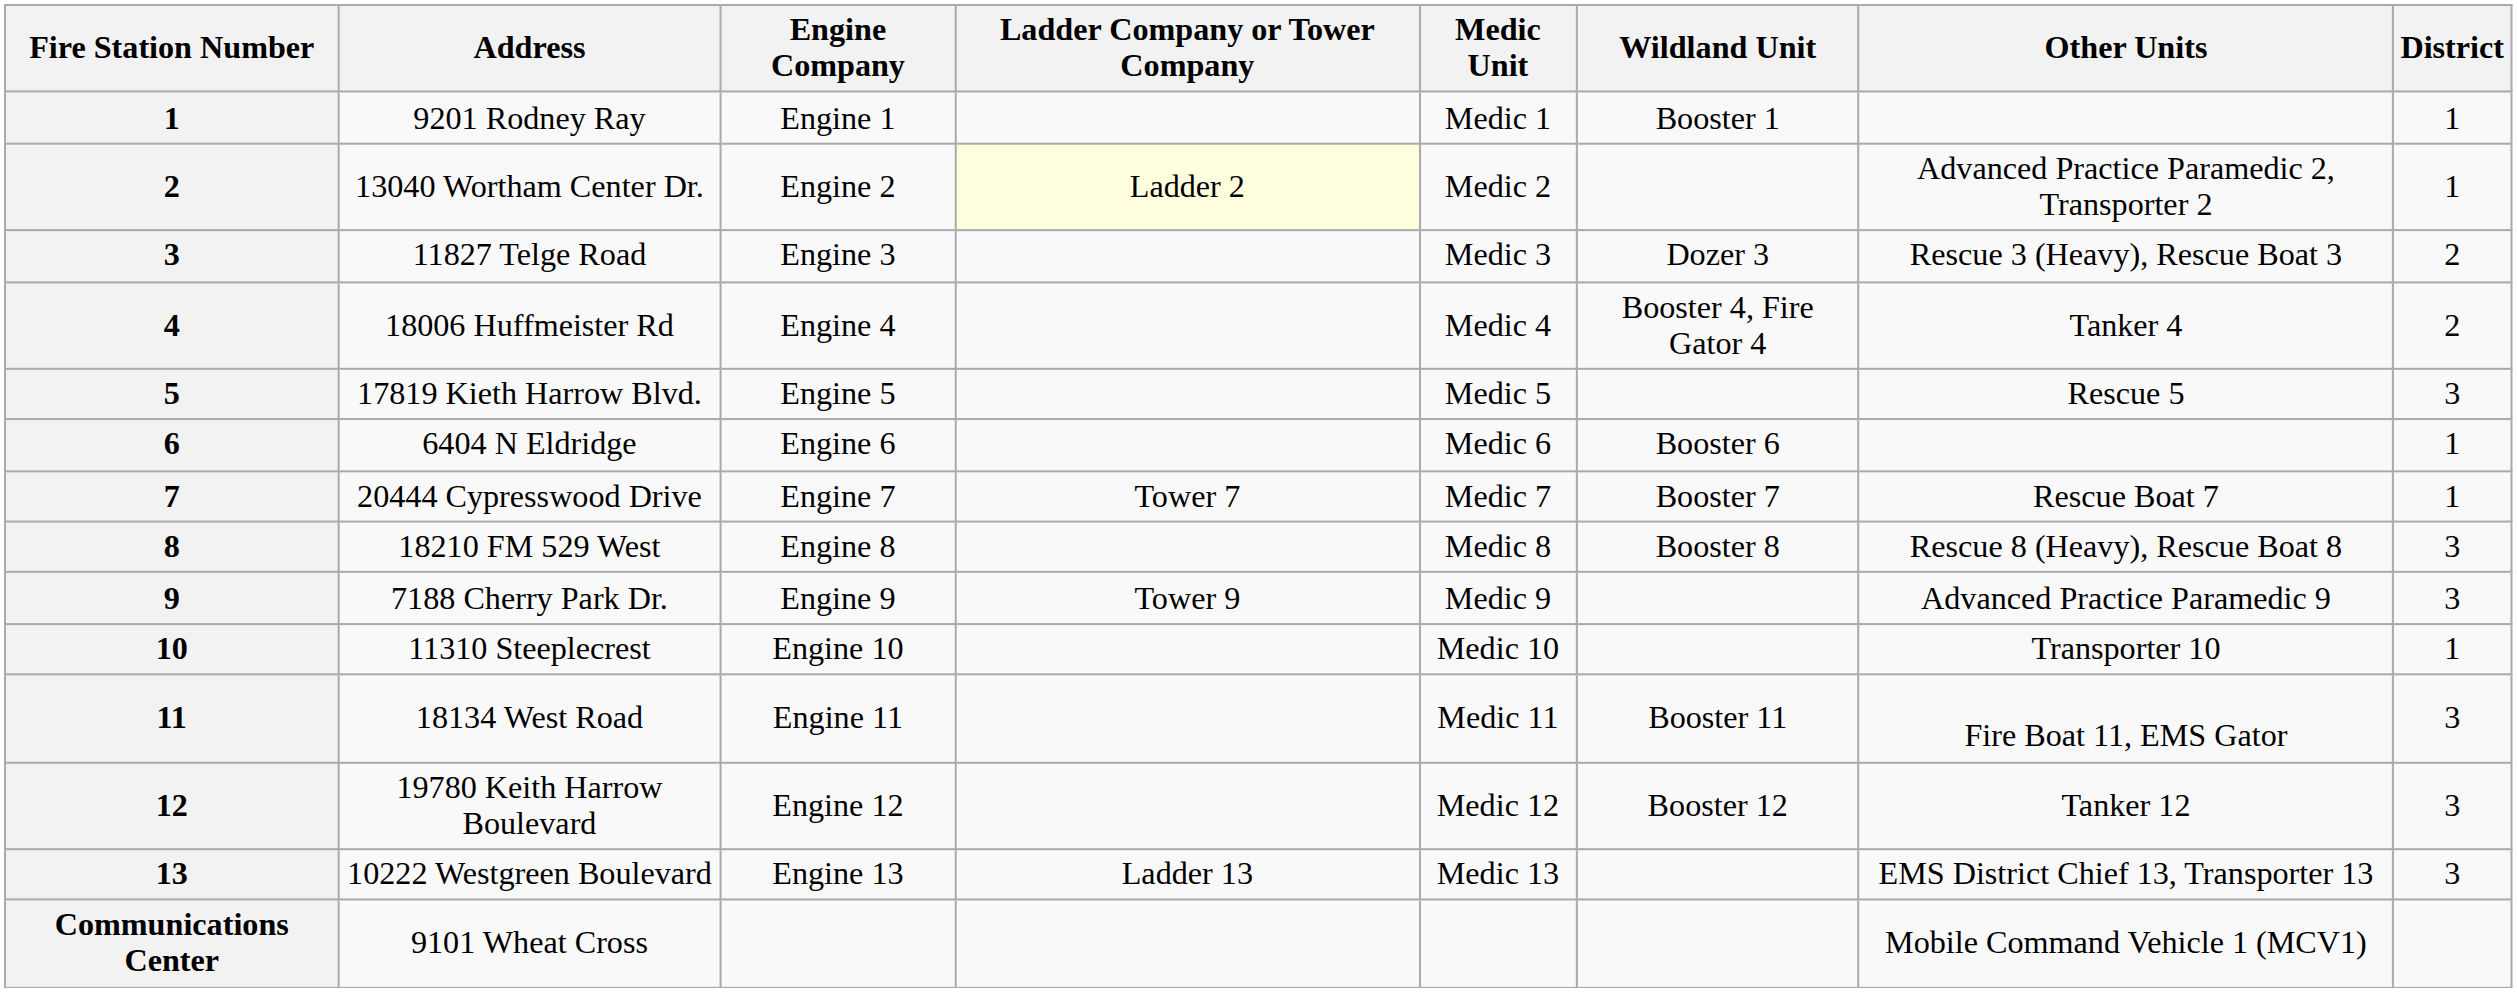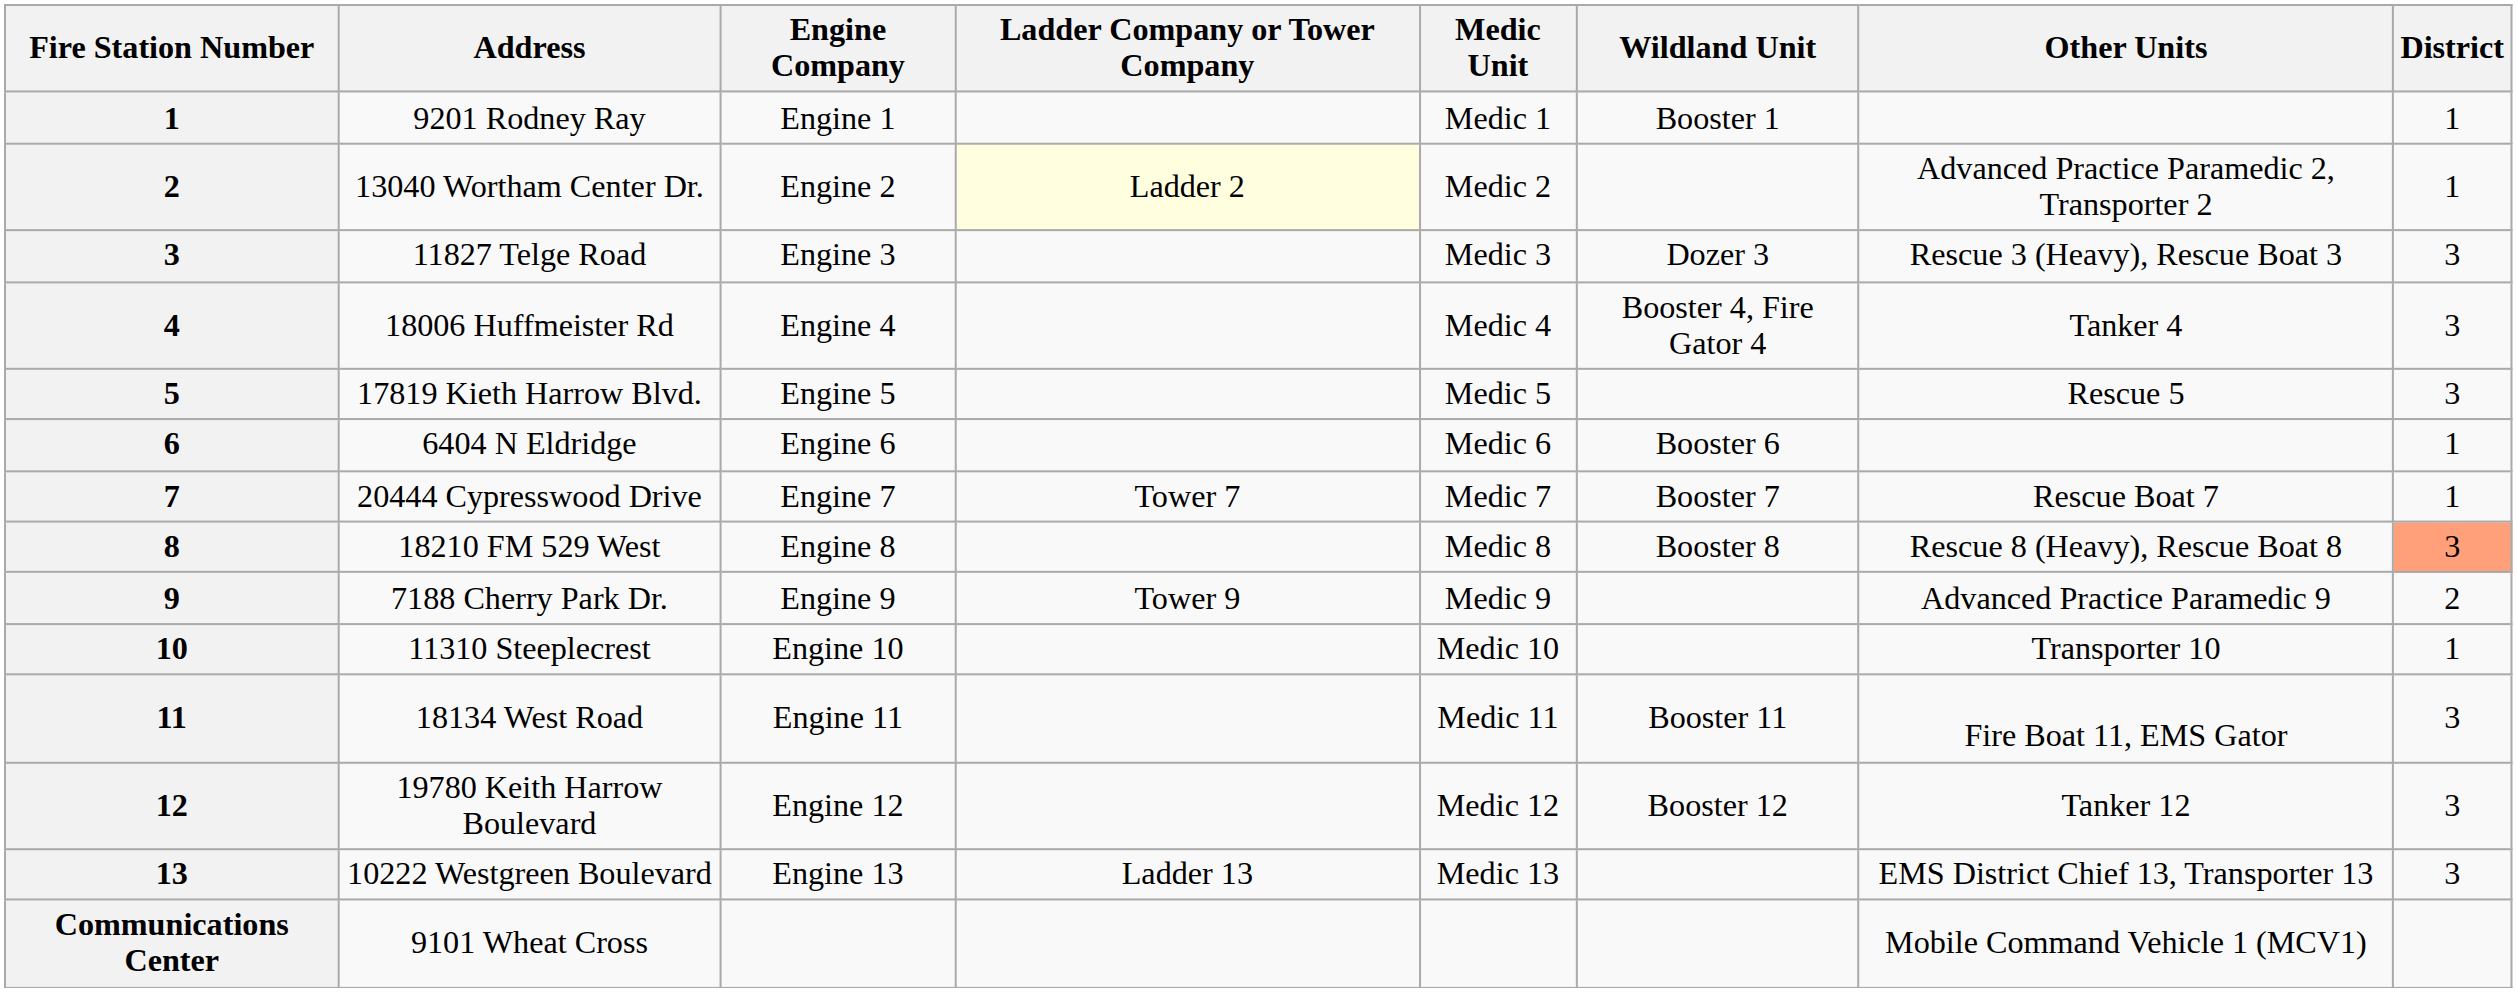(2452, 255) 2 -> (2452, 255) 3
(2452, 324) 2 -> (2452, 324) 3
(2452, 546) no background -> (2452, 546) lightsalmon background
(2452, 597) 3 -> (2452, 597) 2
